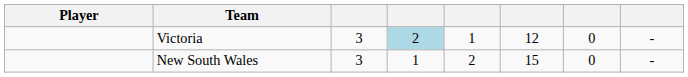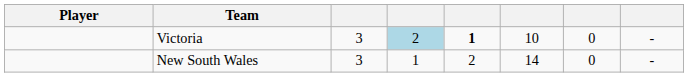(472, 38) normal -> (472, 38) bold
(532, 38) 12 -> (532, 38) 10
(532, 60) 15 -> (532, 60) 14
